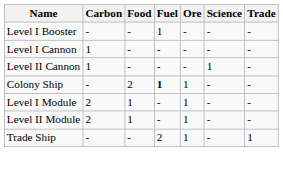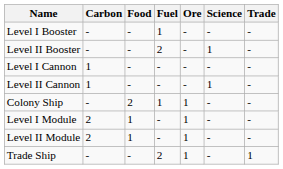+ row: (44, 49)
(160, 84) bold -> (160, 102) normal
